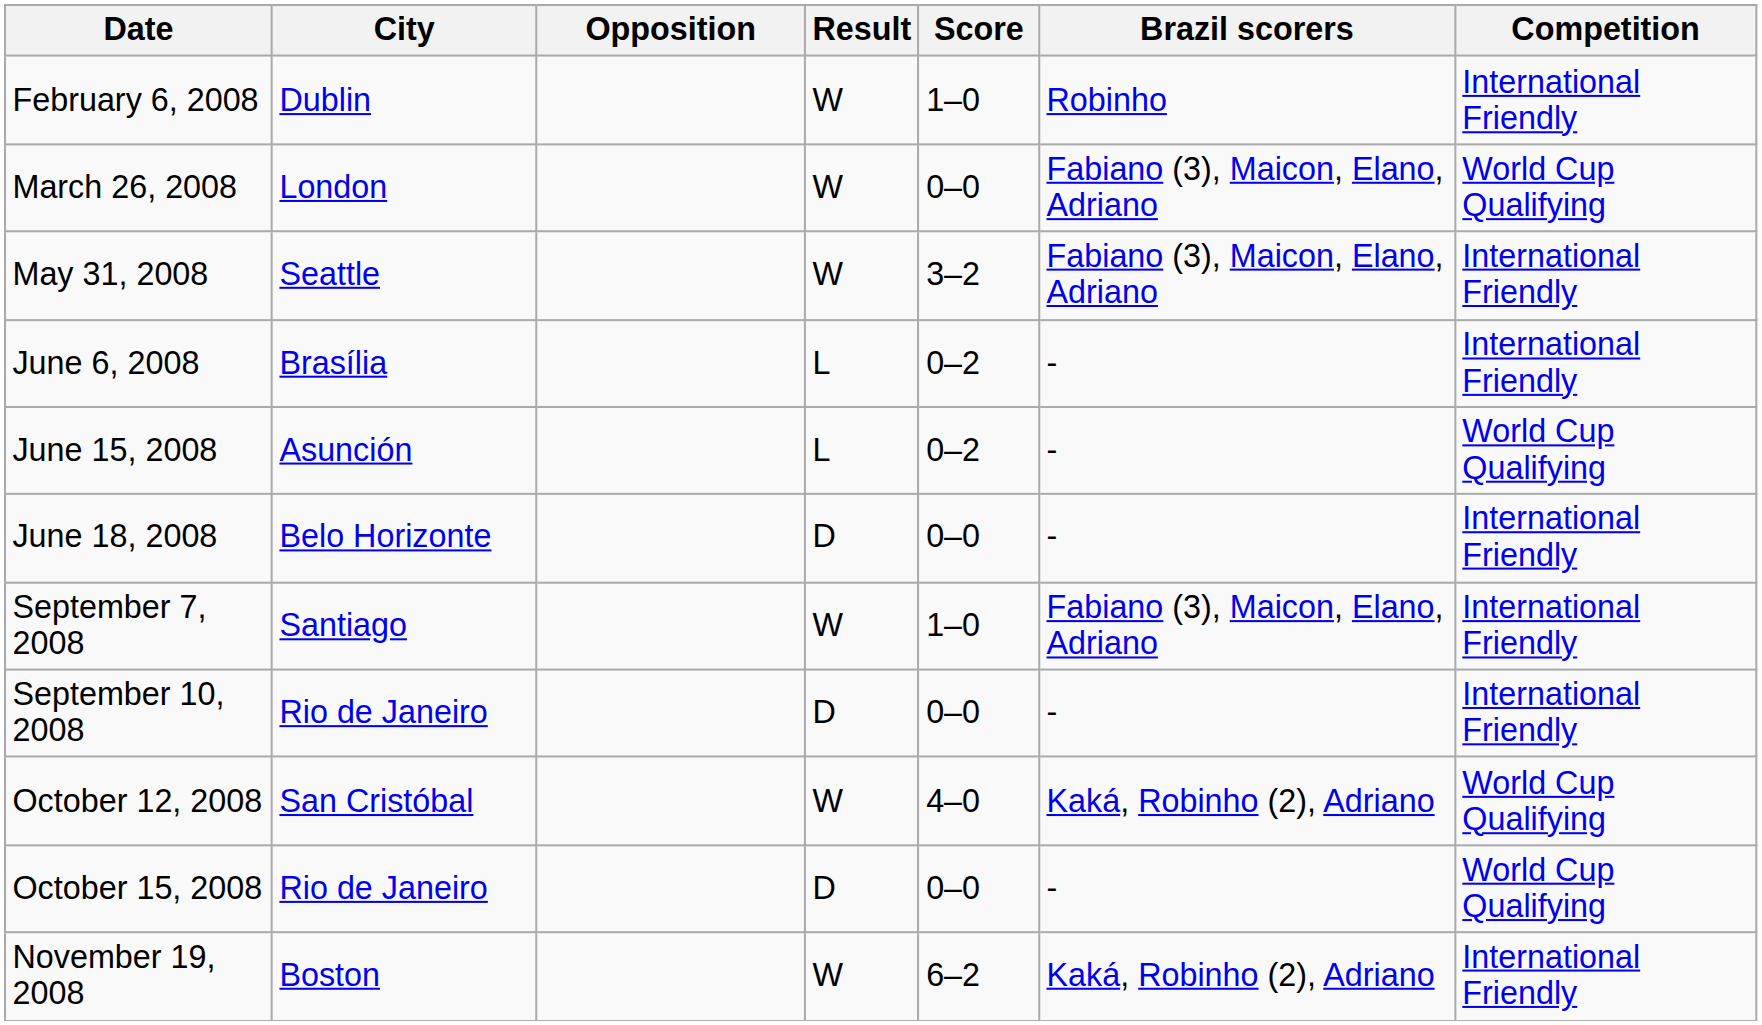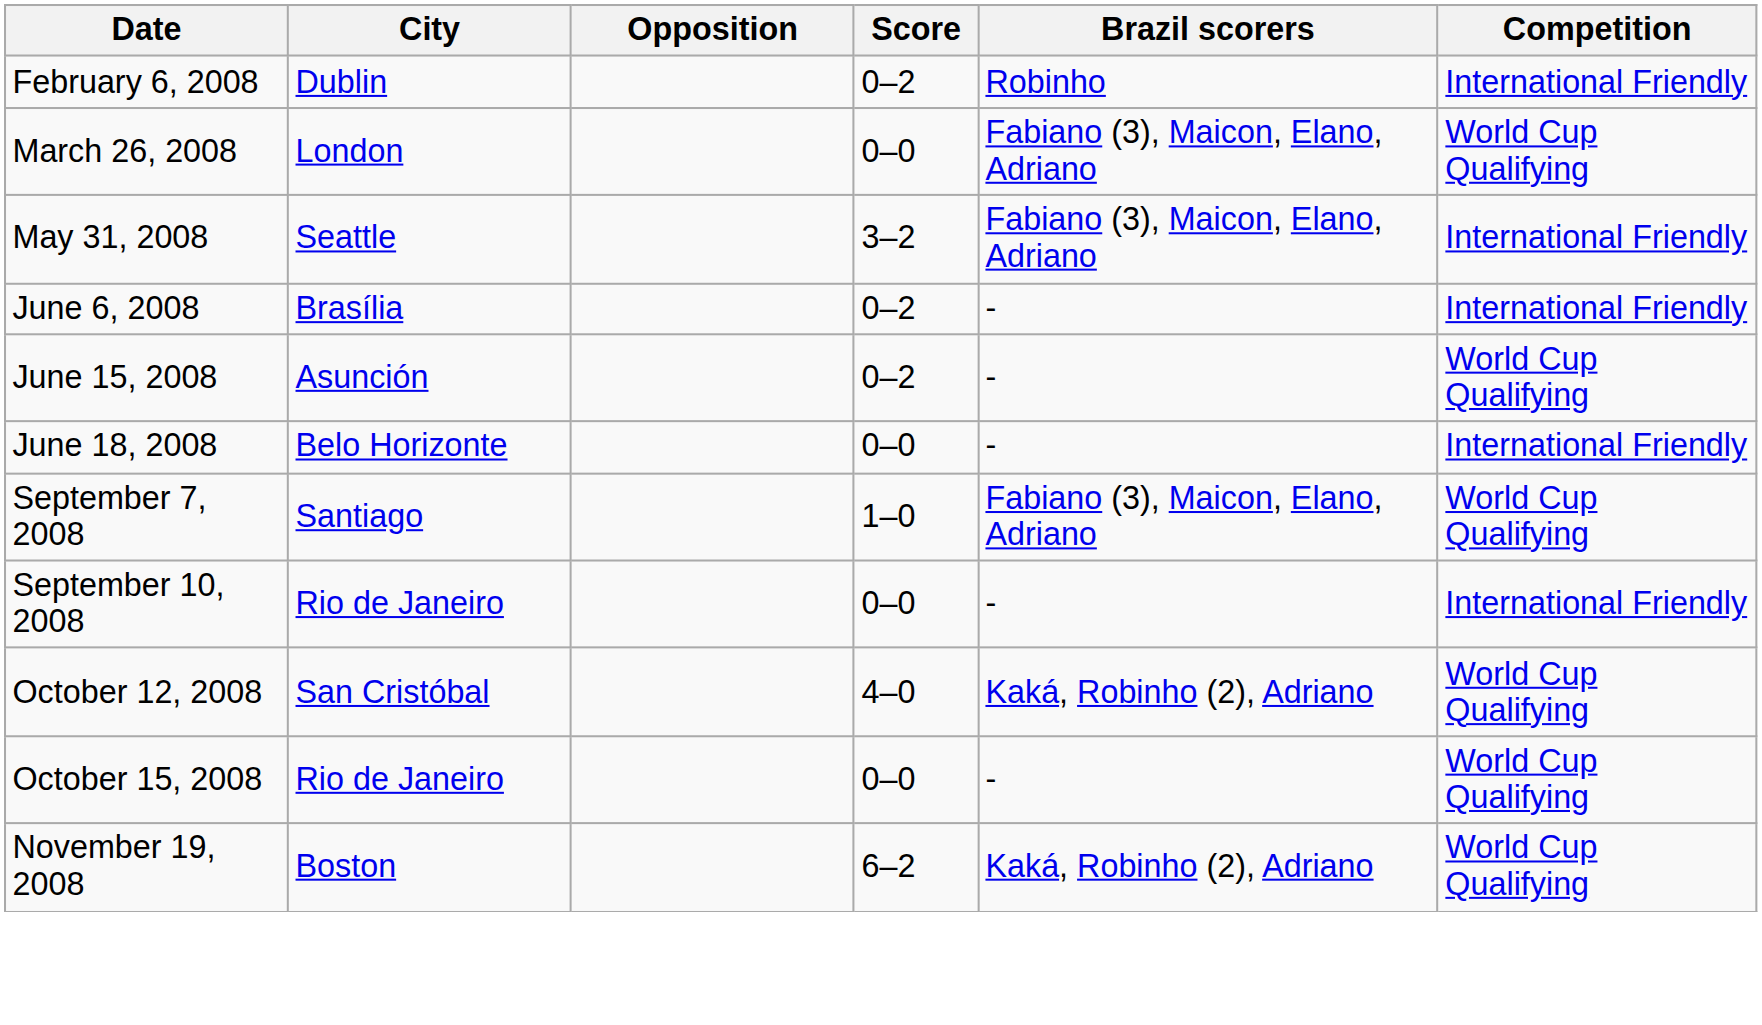- column: (862, 30)
(953, 99) 1–0 -> (889, 81) 0–2
(1551, 625) International Friendly -> (1521, 516) World Cup Qualifying
(1551, 975) International Friendly -> (1521, 866) World Cup Qualifying
